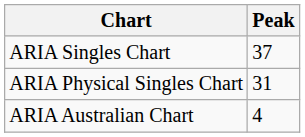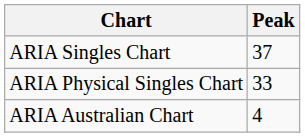(262, 83) 31 -> (262, 83) 33
